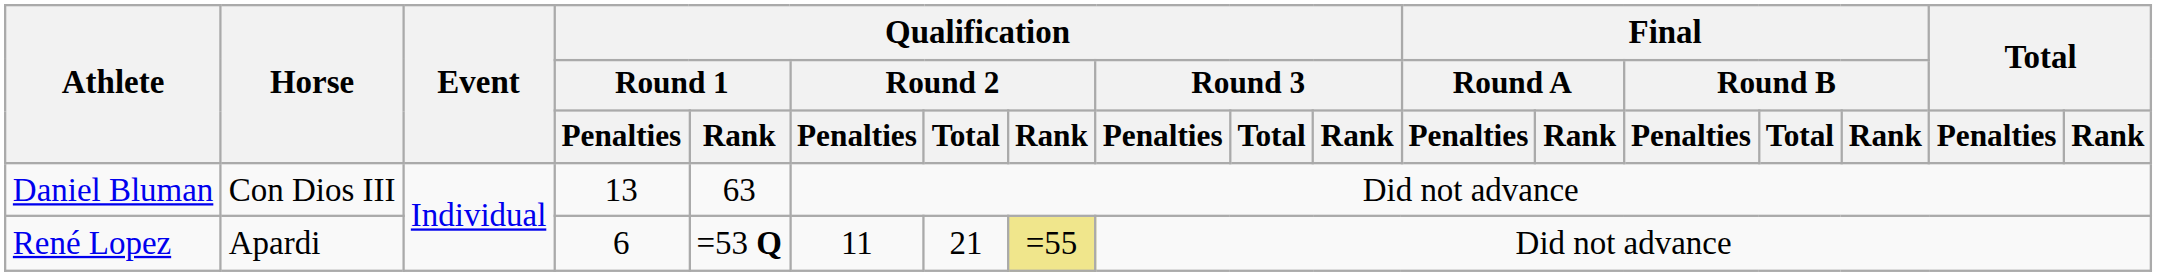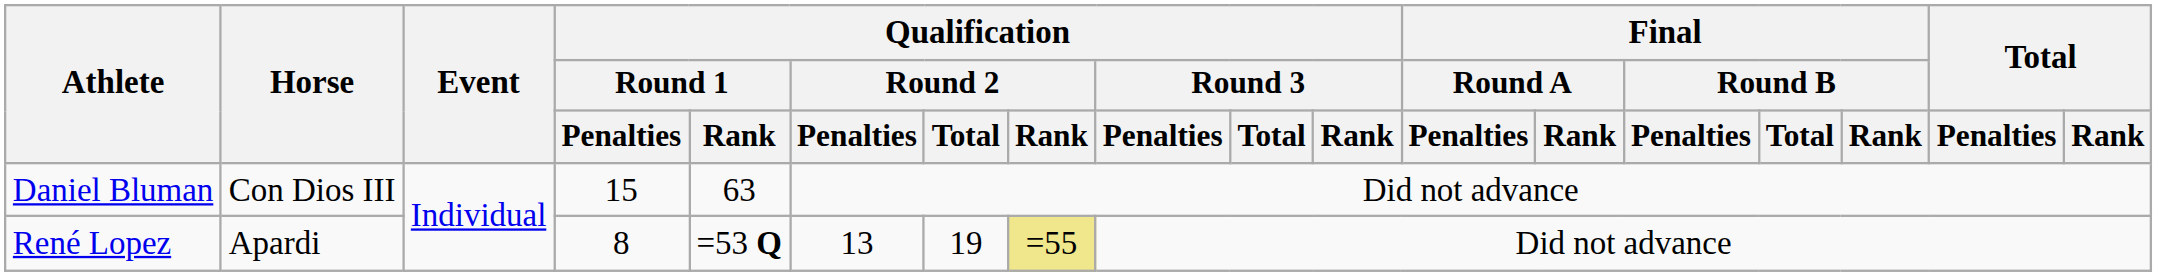(621, 189) 13 -> (621, 189) 15
(621, 243) 6 -> (621, 243) 8
(857, 243) 11 -> (857, 243) 13
(966, 243) 21 -> (966, 243) 19
